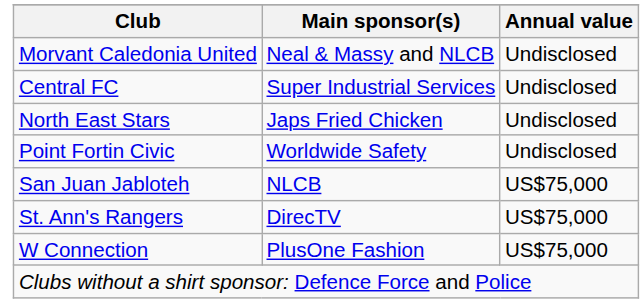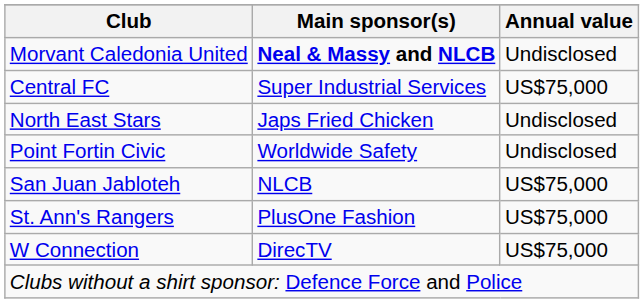(380, 54) normal -> (376, 54) bold
(561, 87) Undisclosed -> (556, 87) US$75,000
(304, 217) DirecTV -> (336, 217) PlusOne Fashion
(345, 249) PlusOne Fashion -> (295, 249) DirecTV
